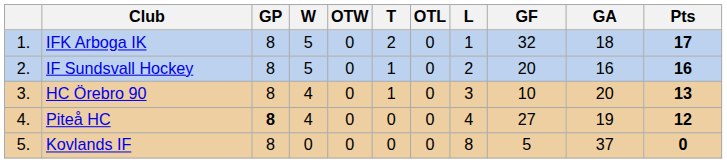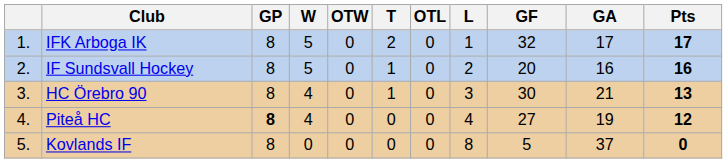(605, 42) 18 -> (605, 42) 17
(527, 94) 10 -> (527, 94) 30
(605, 94) 20 -> (605, 94) 21
